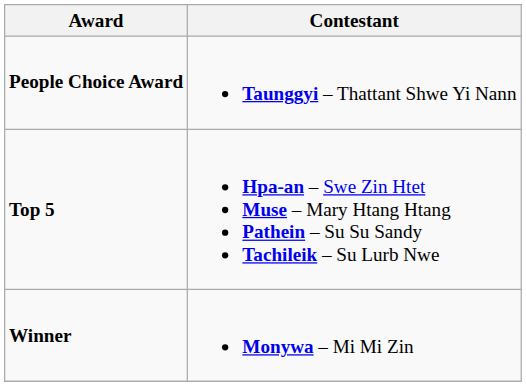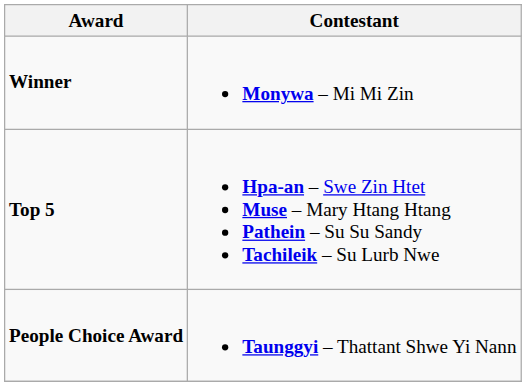rows swapped: (40, 335) <-> (96, 82)
